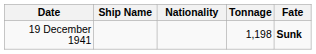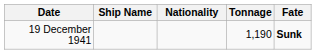(259, 35) 1,198 -> (259, 35) 1,190
